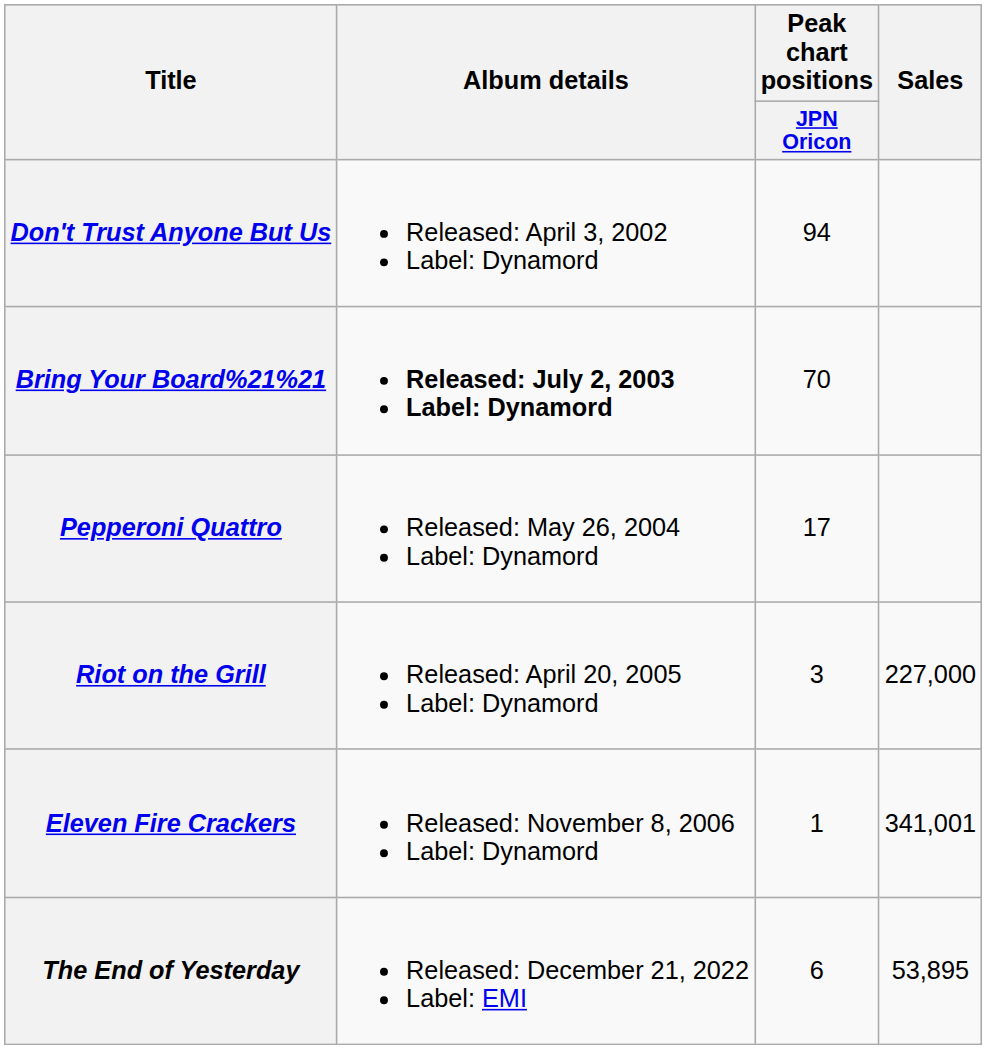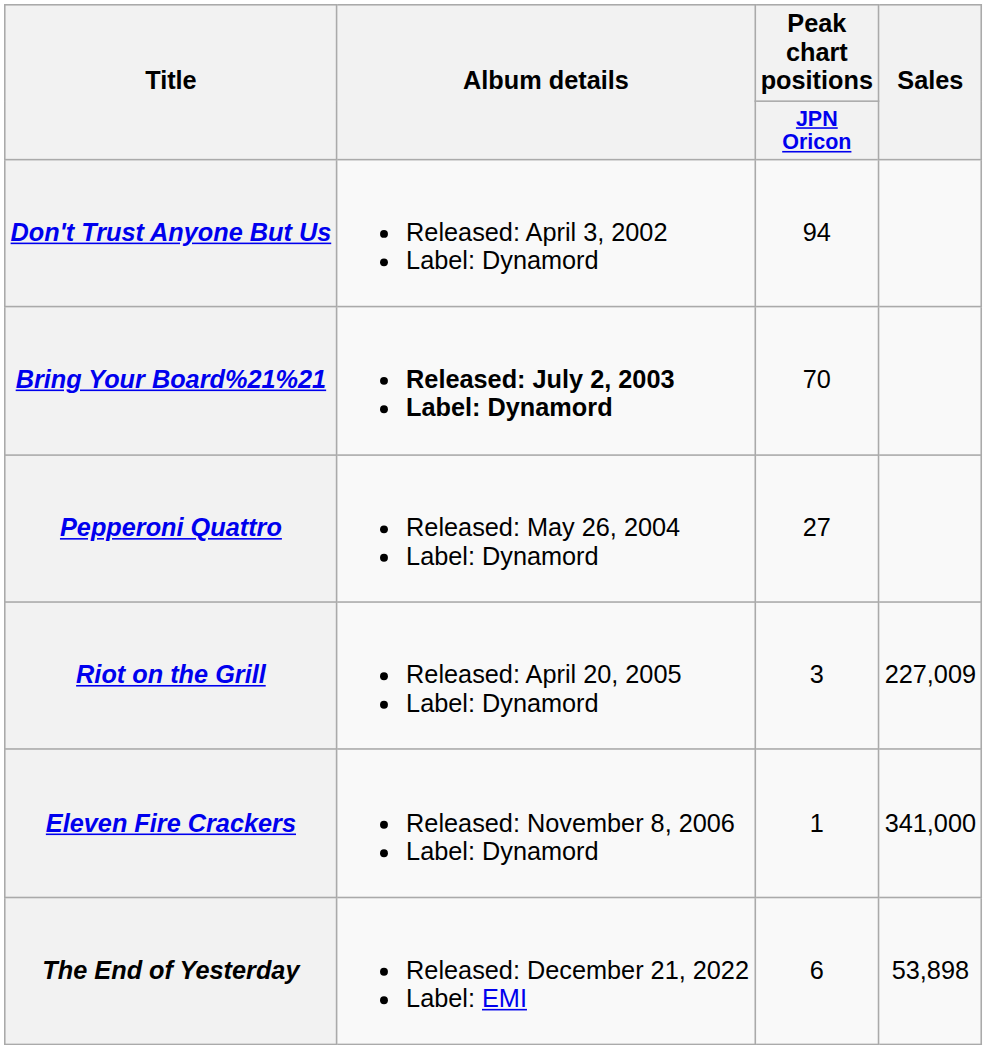(817, 527) 17 -> (817, 527) 27
(930, 675) 227,000 -> (930, 675) 227,009
(930, 822) 341,001 -> (930, 822) 341,000
(930, 970) 53,895 -> (930, 970) 53,898
